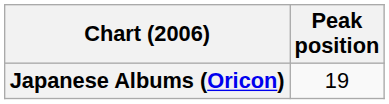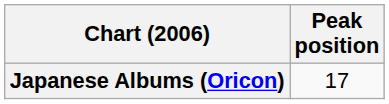(337, 80) 19 -> (337, 80) 17
